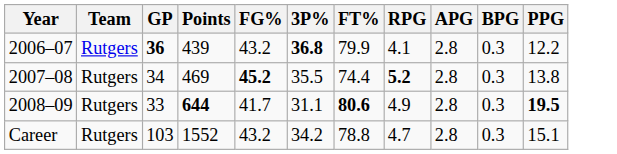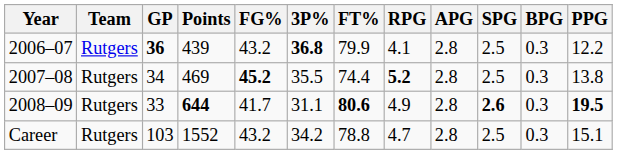+ column: (499, 18)
